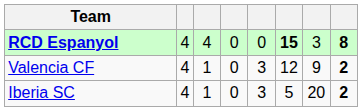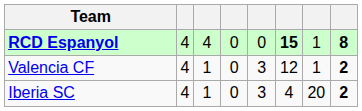(316, 42) 3 -> (316, 42) 1
(316, 67) 9 -> (316, 67) 1
(289, 93) 5 -> (289, 93) 4
